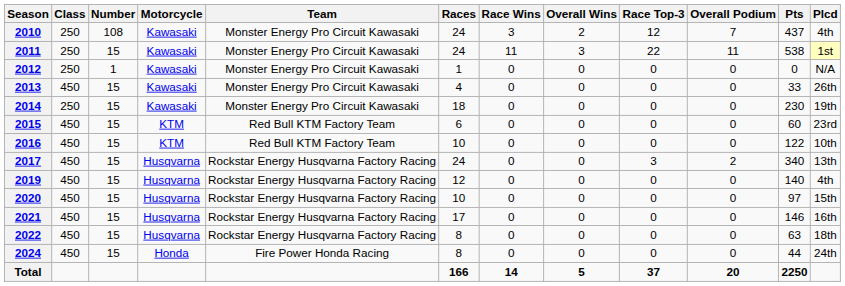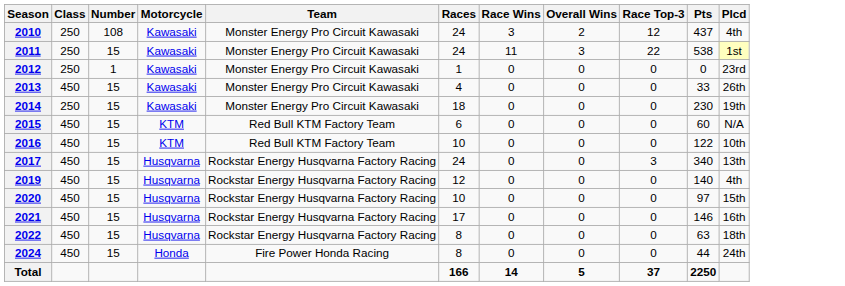- column: (733, 13)
(825, 69) N/A -> (734, 69) 23rd
(825, 124) 23rd -> (734, 124) N/A
